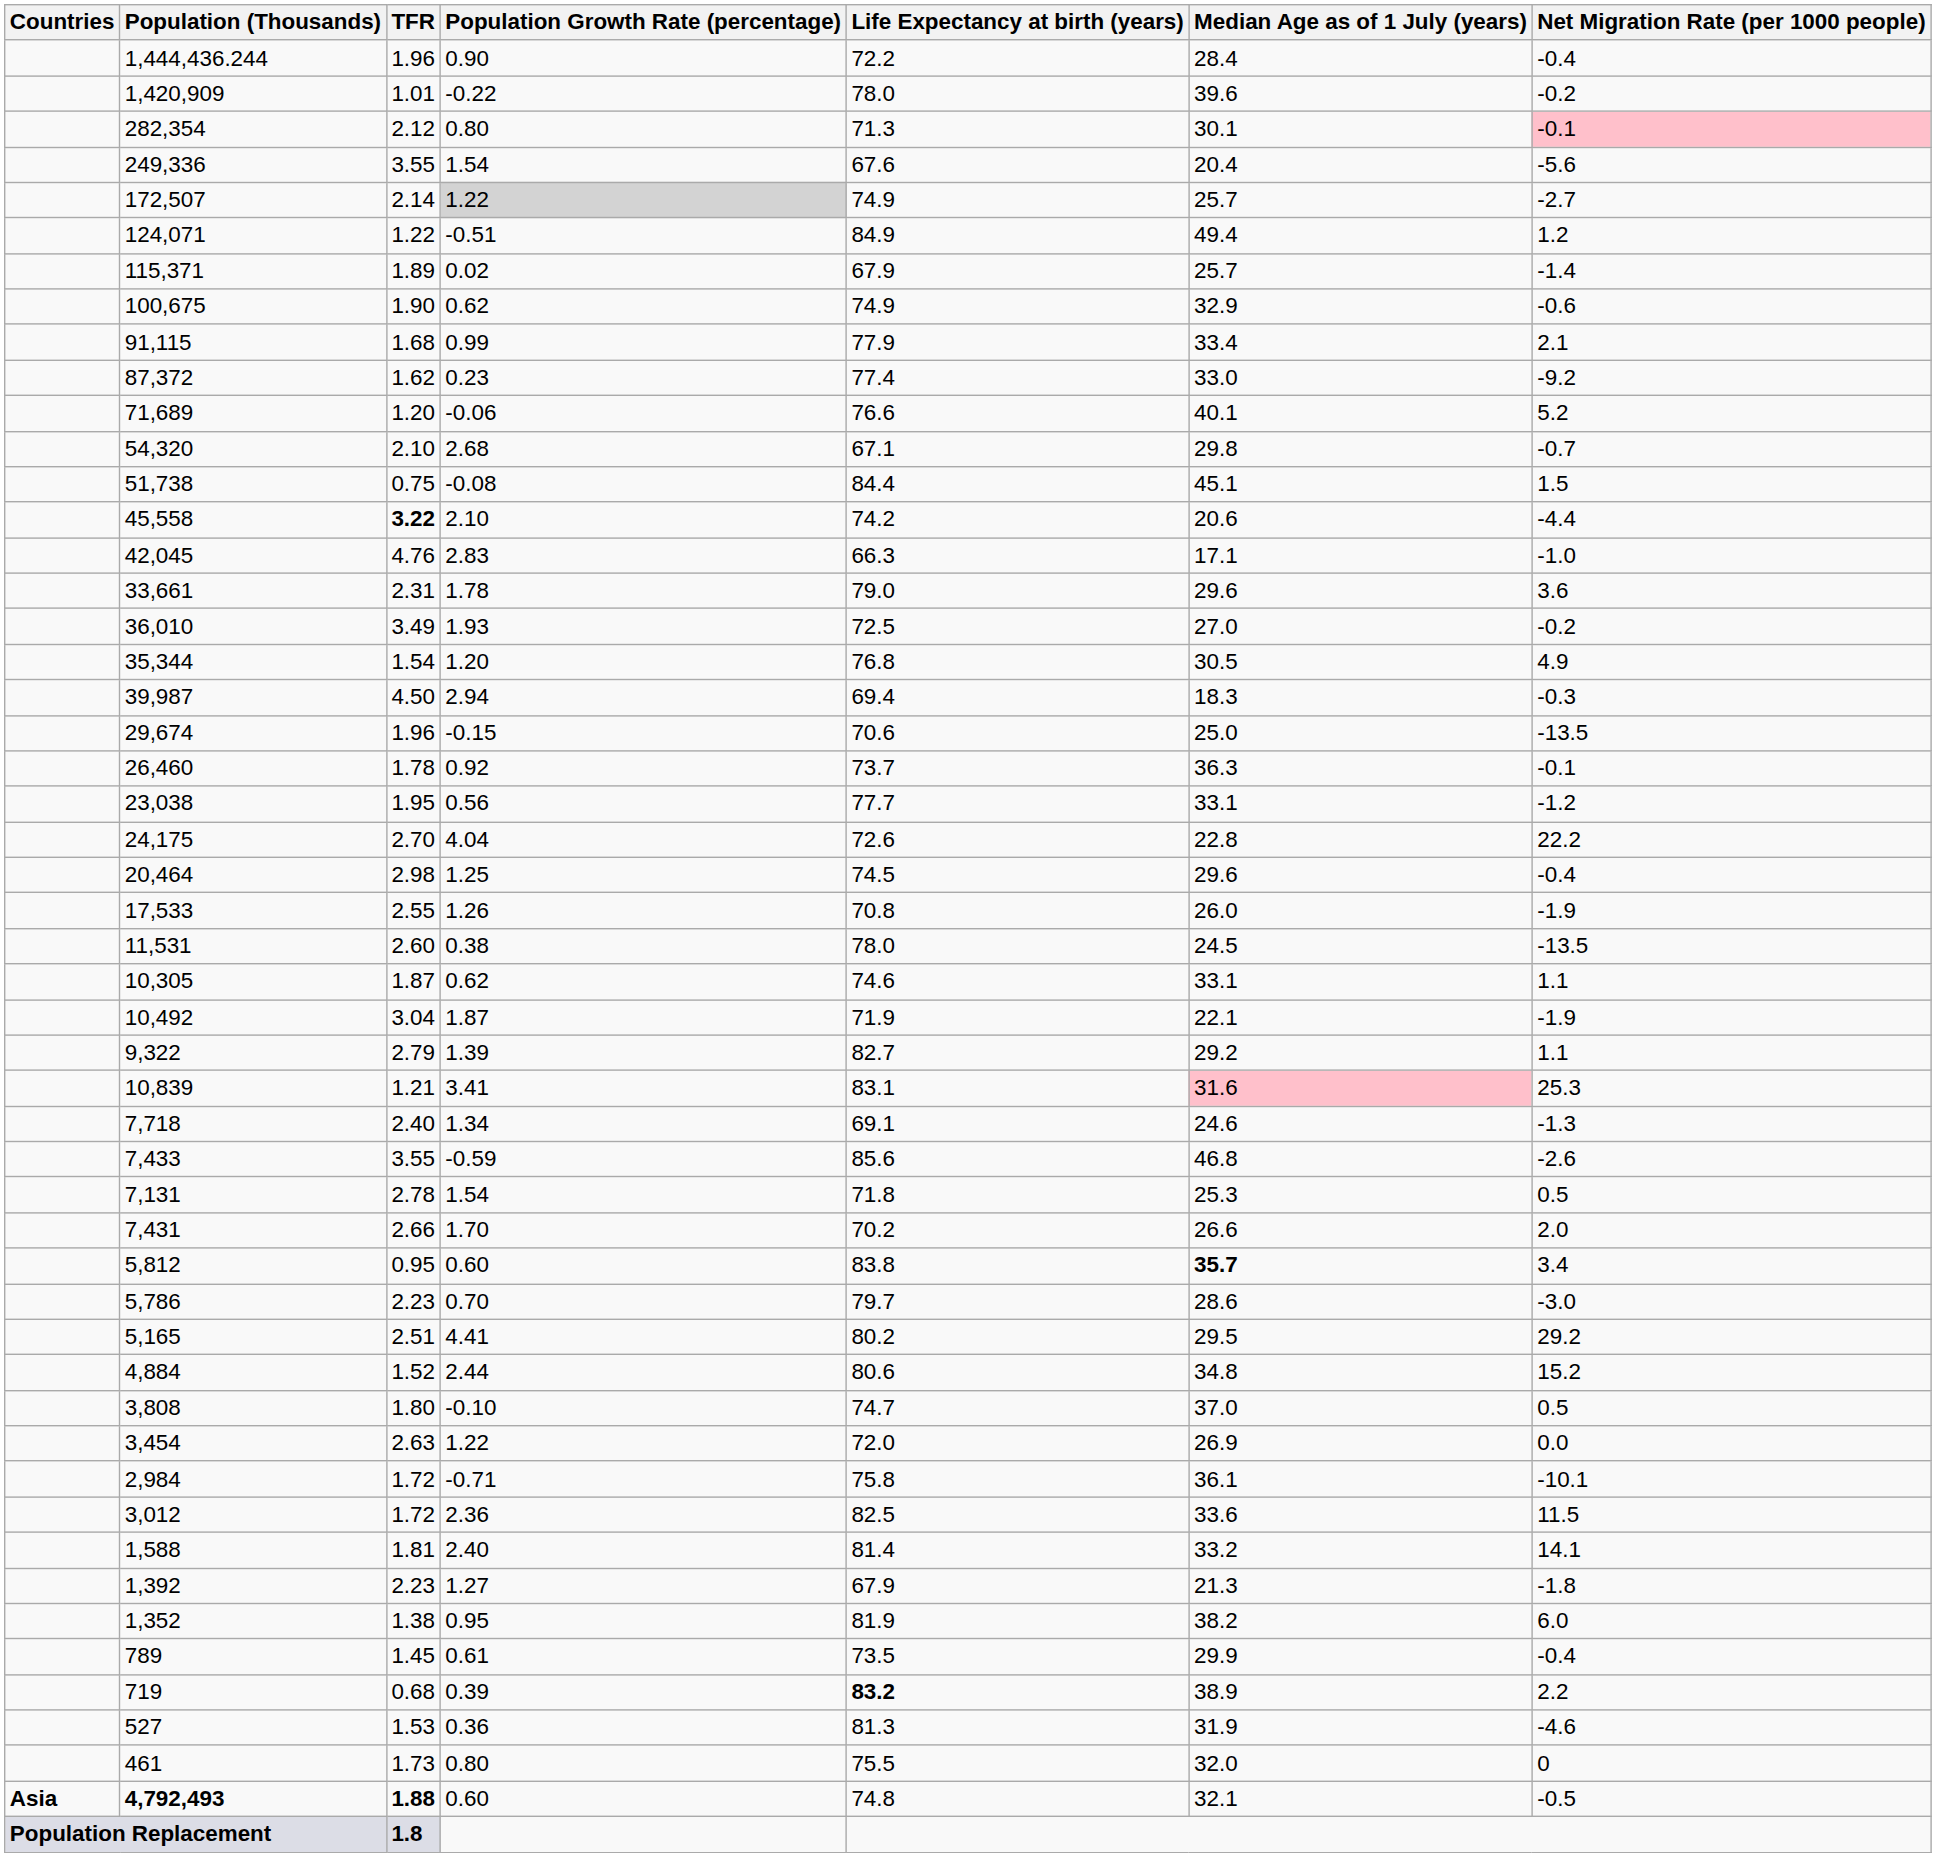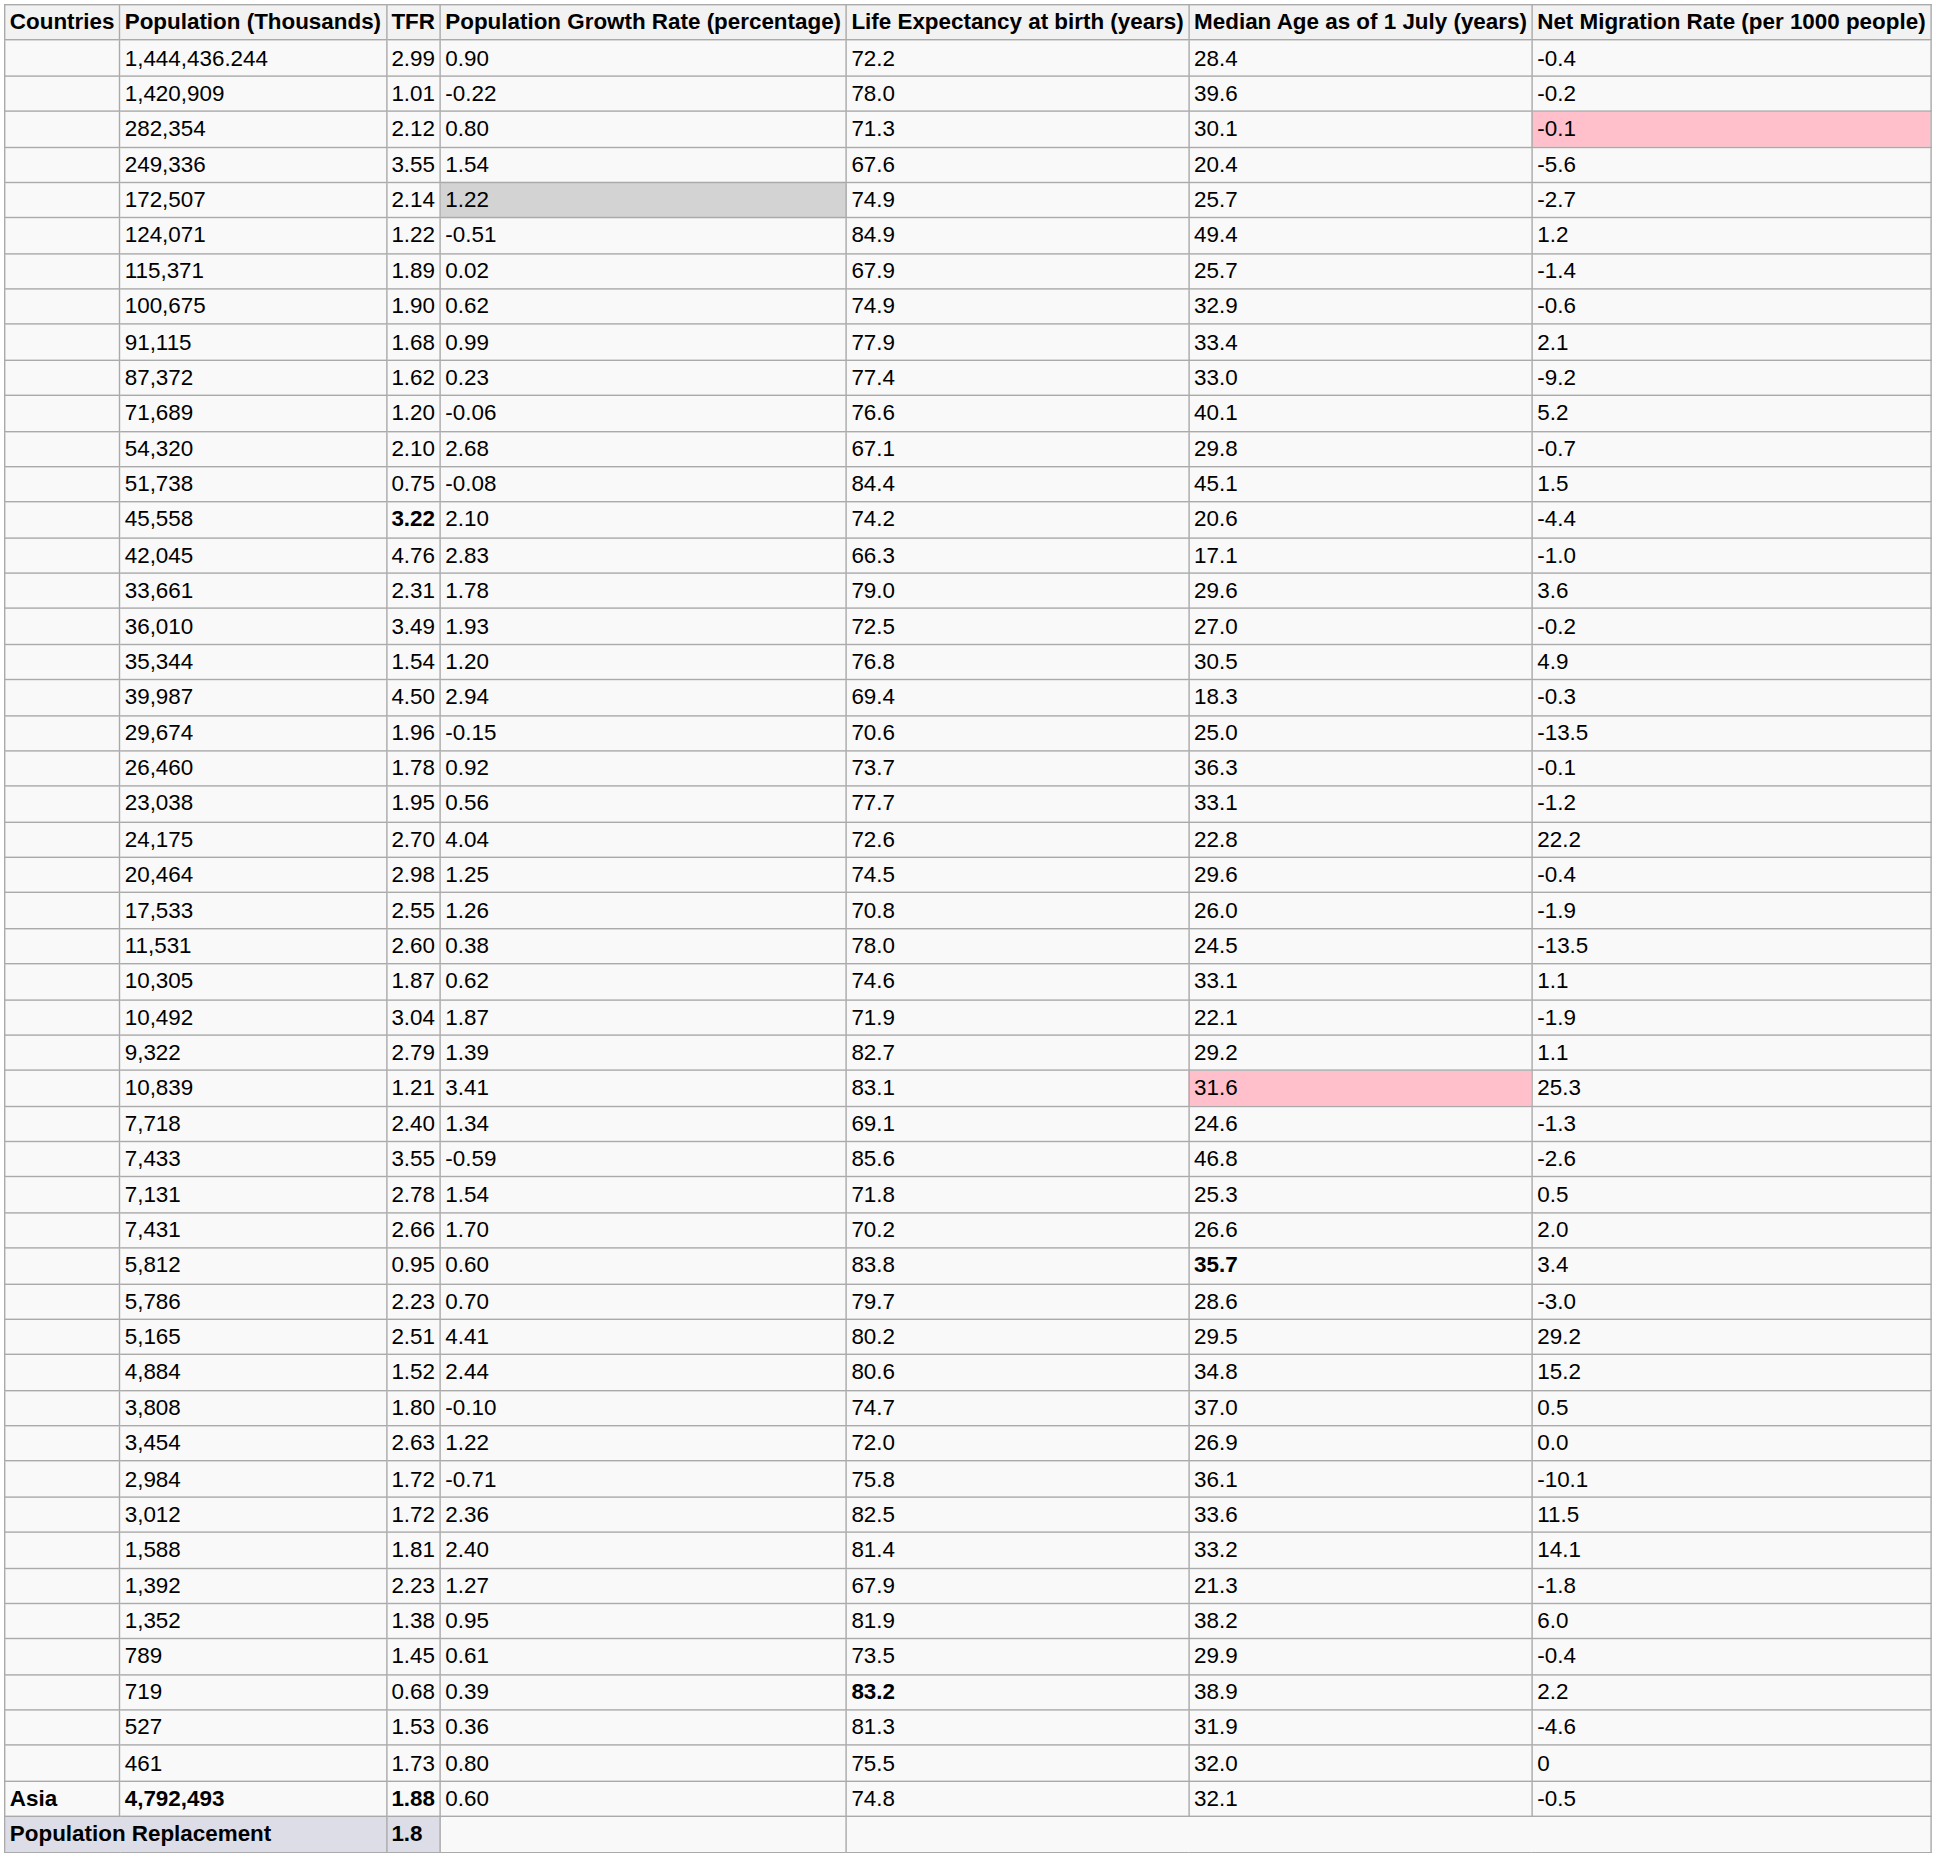(413, 57) 1.96 -> (413, 57) 2.99
